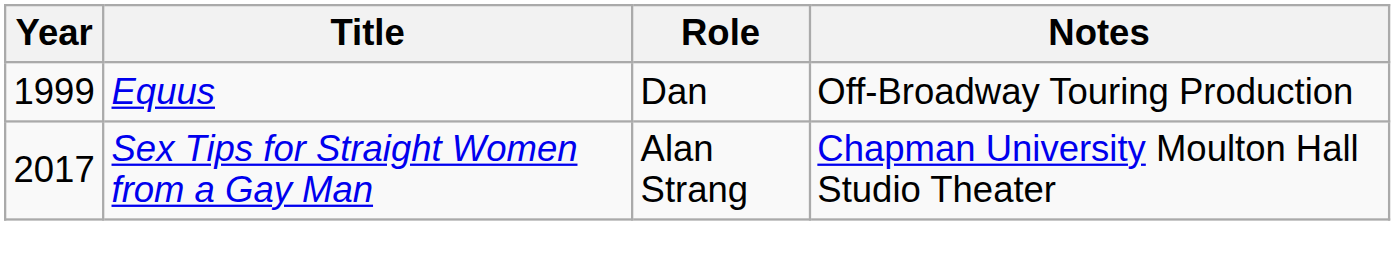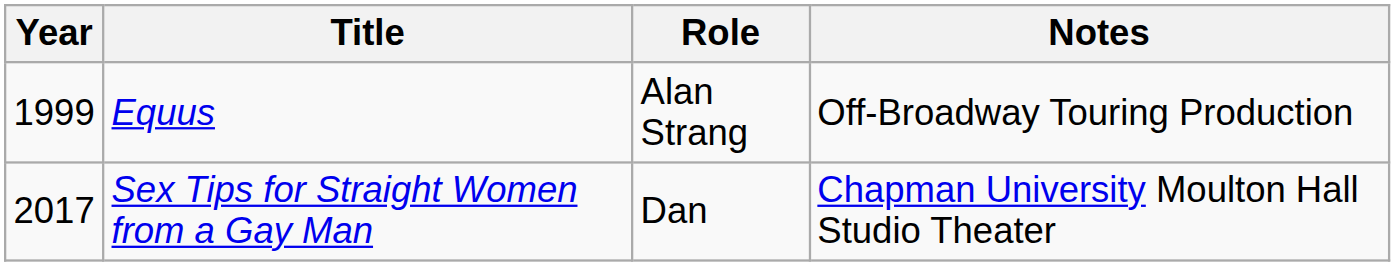(674, 91) Dan -> (694, 111) Alan Strang
(694, 169) Alan Strang -> (674, 210) Dan
